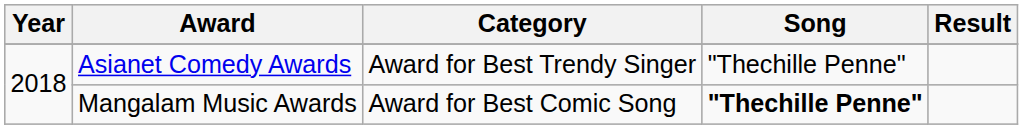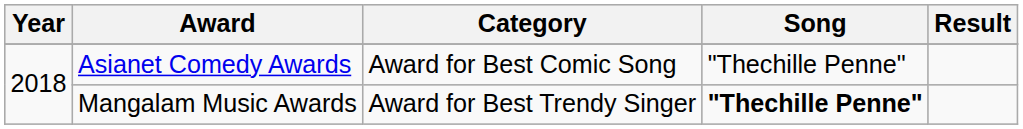(532, 64) Award for Best Trendy Singer -> (522, 64) Award for Best Comic Song
(522, 104) Award for Best Comic Song -> (532, 104) Award for Best Trendy Singer
